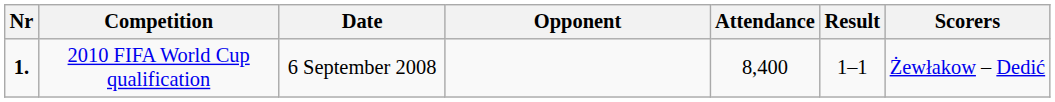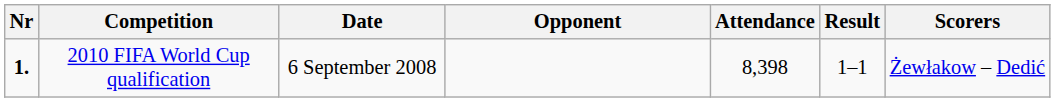(765, 67) 8,400 -> (765, 67) 8,398
